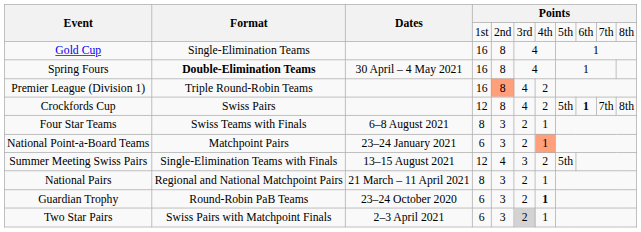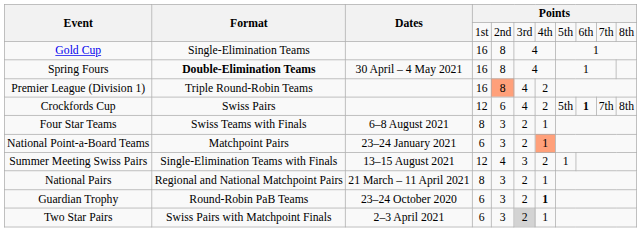(503, 106) 8 -> (503, 106) 6
(566, 161) 5th -> (566, 161) 1
